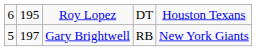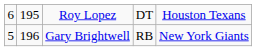(30, 35) 197 -> (30, 35) 196
